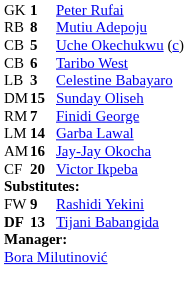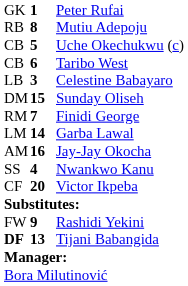+ row: (105, 168)
